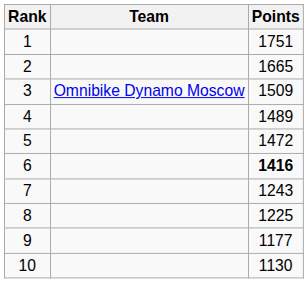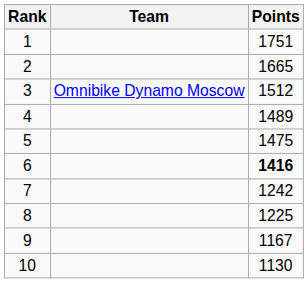(276, 91) 1509 -> (276, 91) 1512
(276, 141) 1472 -> (276, 141) 1475
(276, 191) 1243 -> (276, 191) 1242
(276, 240) 1177 -> (276, 240) 1167
